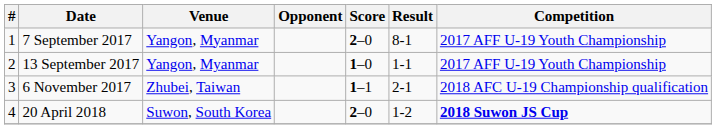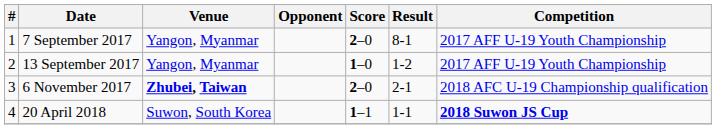(402, 64) 1-1 -> (402, 64) 1-2
(193, 87) normal -> (196, 87) bold
(361, 87) 1–1 -> (361, 87) 2–0
(361, 111) 2–0 -> (361, 111) 1–1
(402, 111) 1-2 -> (402, 111) 1-1
